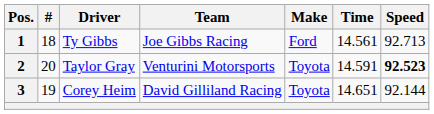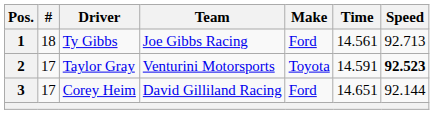(48, 66) 20 -> (48, 66) 17
(48, 90) 19 -> (48, 90) 17
(309, 90) Toyota -> (303, 90) Ford
